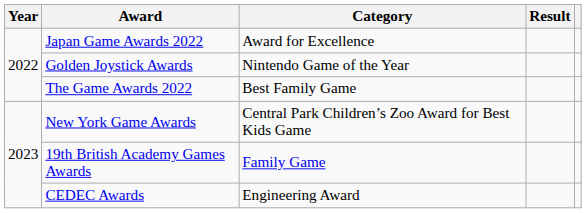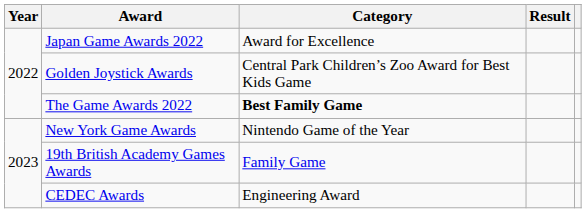(326, 64) Nintendo Game of the Year -> (376, 73) Central Park Children’s Zoo Award for Best Kids Game
(299, 88) normal -> (302, 105) bold
(376, 121) Central Park Children’s Zoo Award for Best Kids Game -> (326, 130) Nintendo Game of the Year
